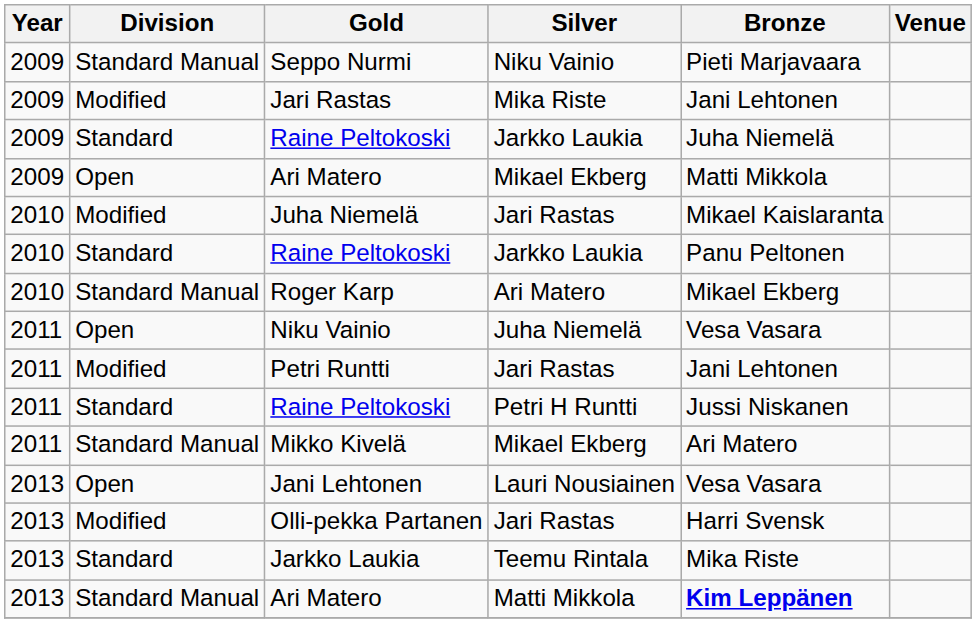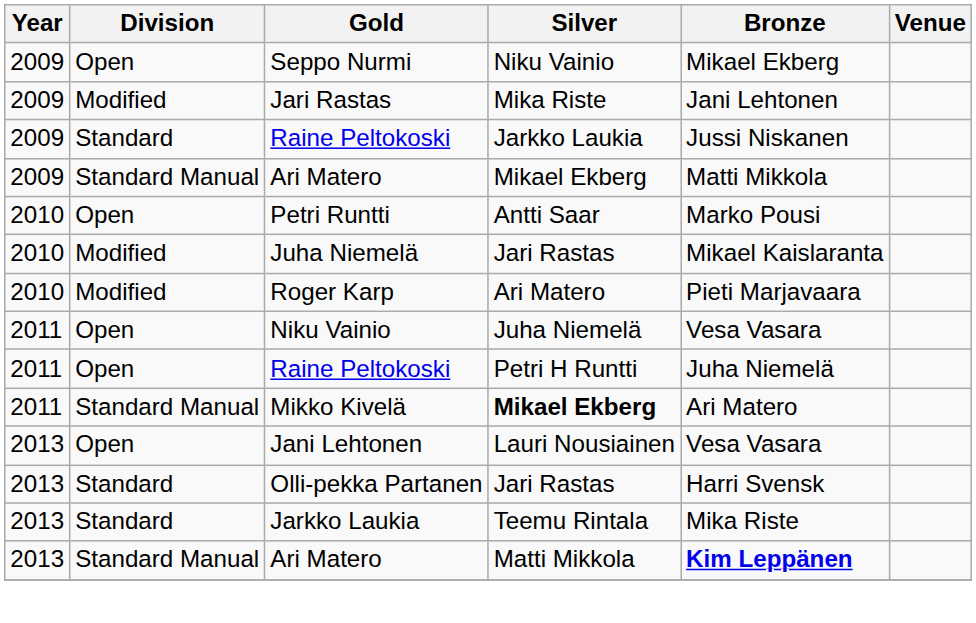(167, 61) Standard Manual -> (105, 61) Open
(773, 61) Pieti Marjavaara -> (763, 61) Mikael Ekberg
(760, 138) Juha Niemelä -> (767, 138) Jussi Niskanen
(105, 176) Open -> (167, 176) Standard Manual
+ row: (37, 215)
- row: (37, 253)
(167, 291) Standard Manual -> (121, 291) Modified
(763, 291) Mikael Ekberg -> (773, 291) Pieti Marjavaara
- row: (36, 368)
(124, 406) Standard -> (105, 368) Open
(767, 406) Jussi Niskanen -> (760, 368) Juha Niemelä
(570, 445) normal -> (575, 406) bold
(121, 521) Modified -> (124, 483) Standard
